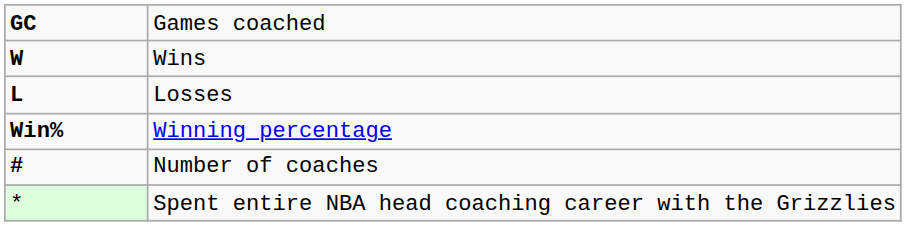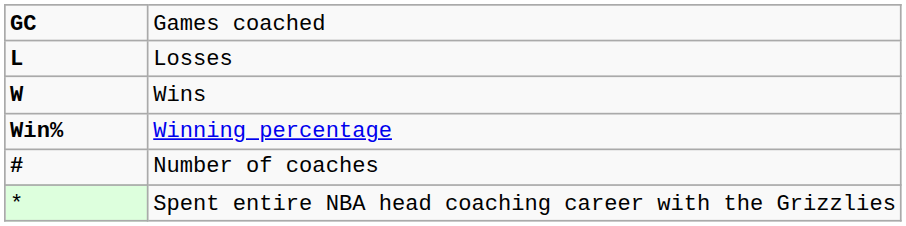rows swapped: (180, 59) <-> (193, 95)
